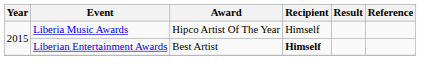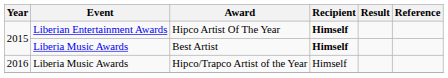(81, 30) Liberia Music Awards -> (100, 30) Liberian Entertainment Awards
(302, 30) normal -> (330, 30) bold
(100, 47) Liberian Entertainment Awards -> (81, 47) Liberia Music Awards
+ row: (240, 64)
